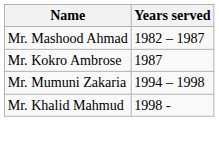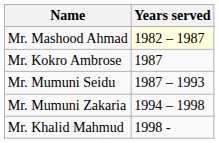(169, 37) no background -> (169, 37) lightyellow background
+ row: (61, 82)
